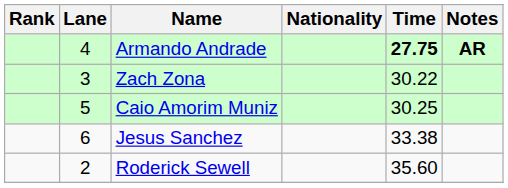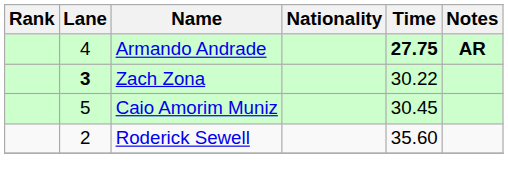(85, 78) normal -> (85, 78) bold
(414, 108) 30.25 -> (414, 108) 30.45
- row: (179, 138)
